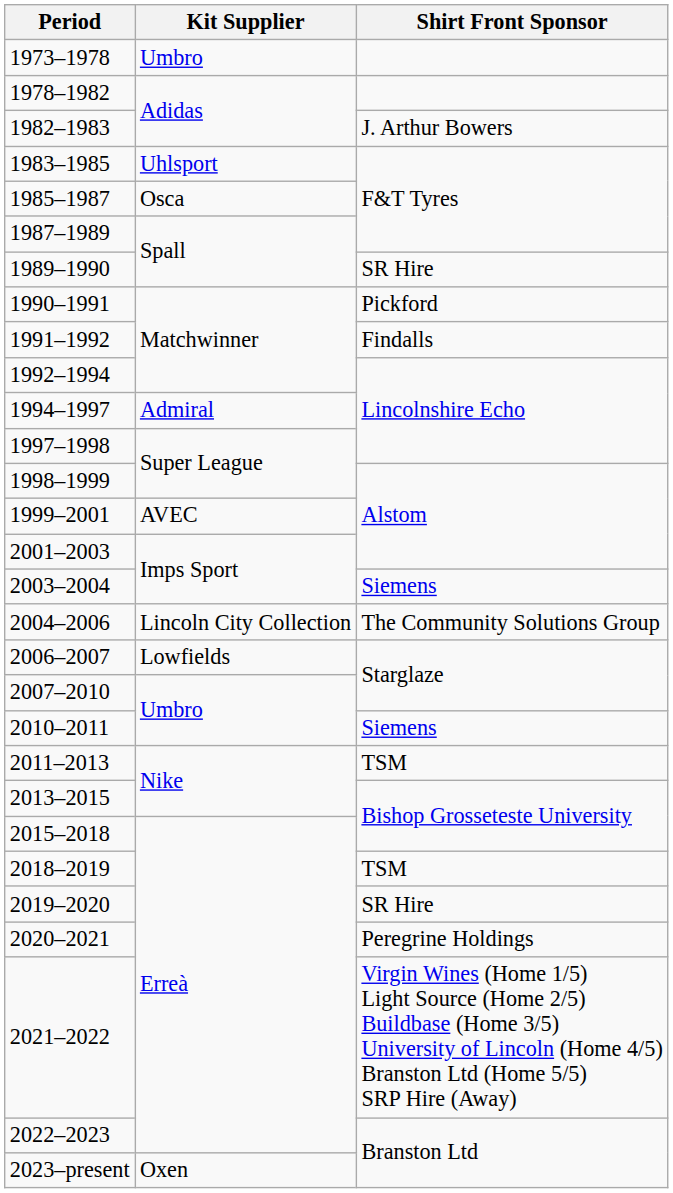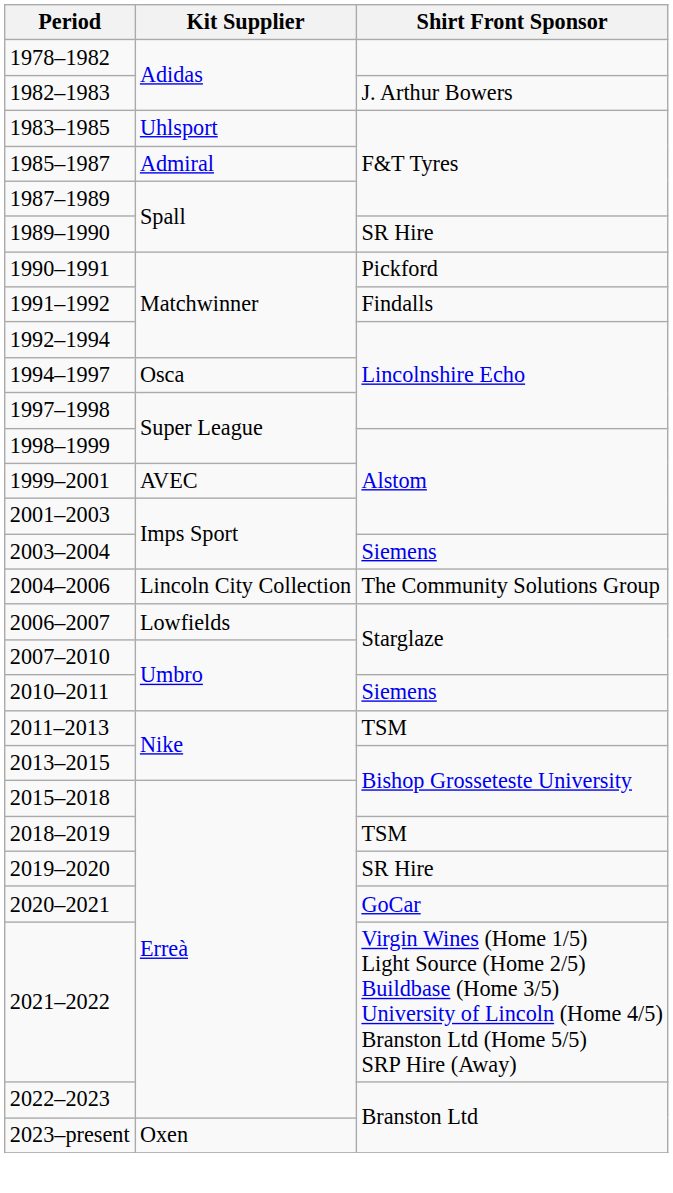- row: (60, 57)
(162, 198) Osca -> (177, 163) Admiral
(177, 410) Admiral -> (162, 374) Osca
(448, 939) Peregrine Holdings -> (391, 903) GoCar
